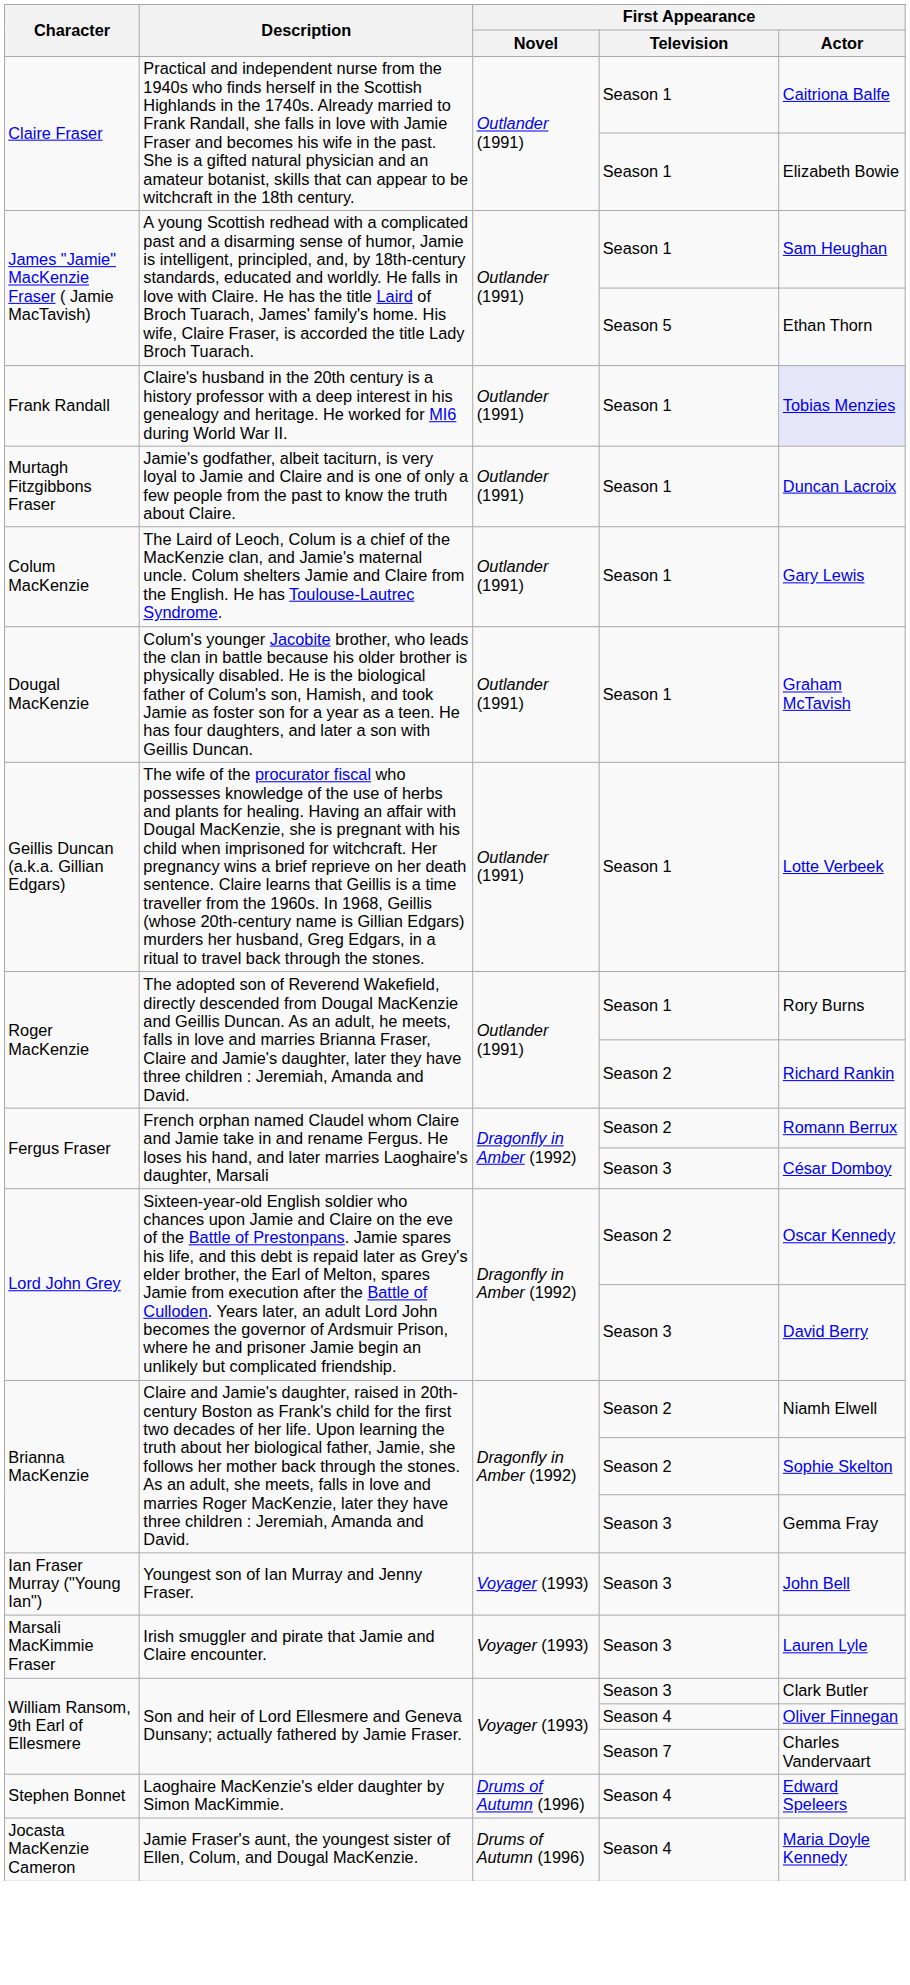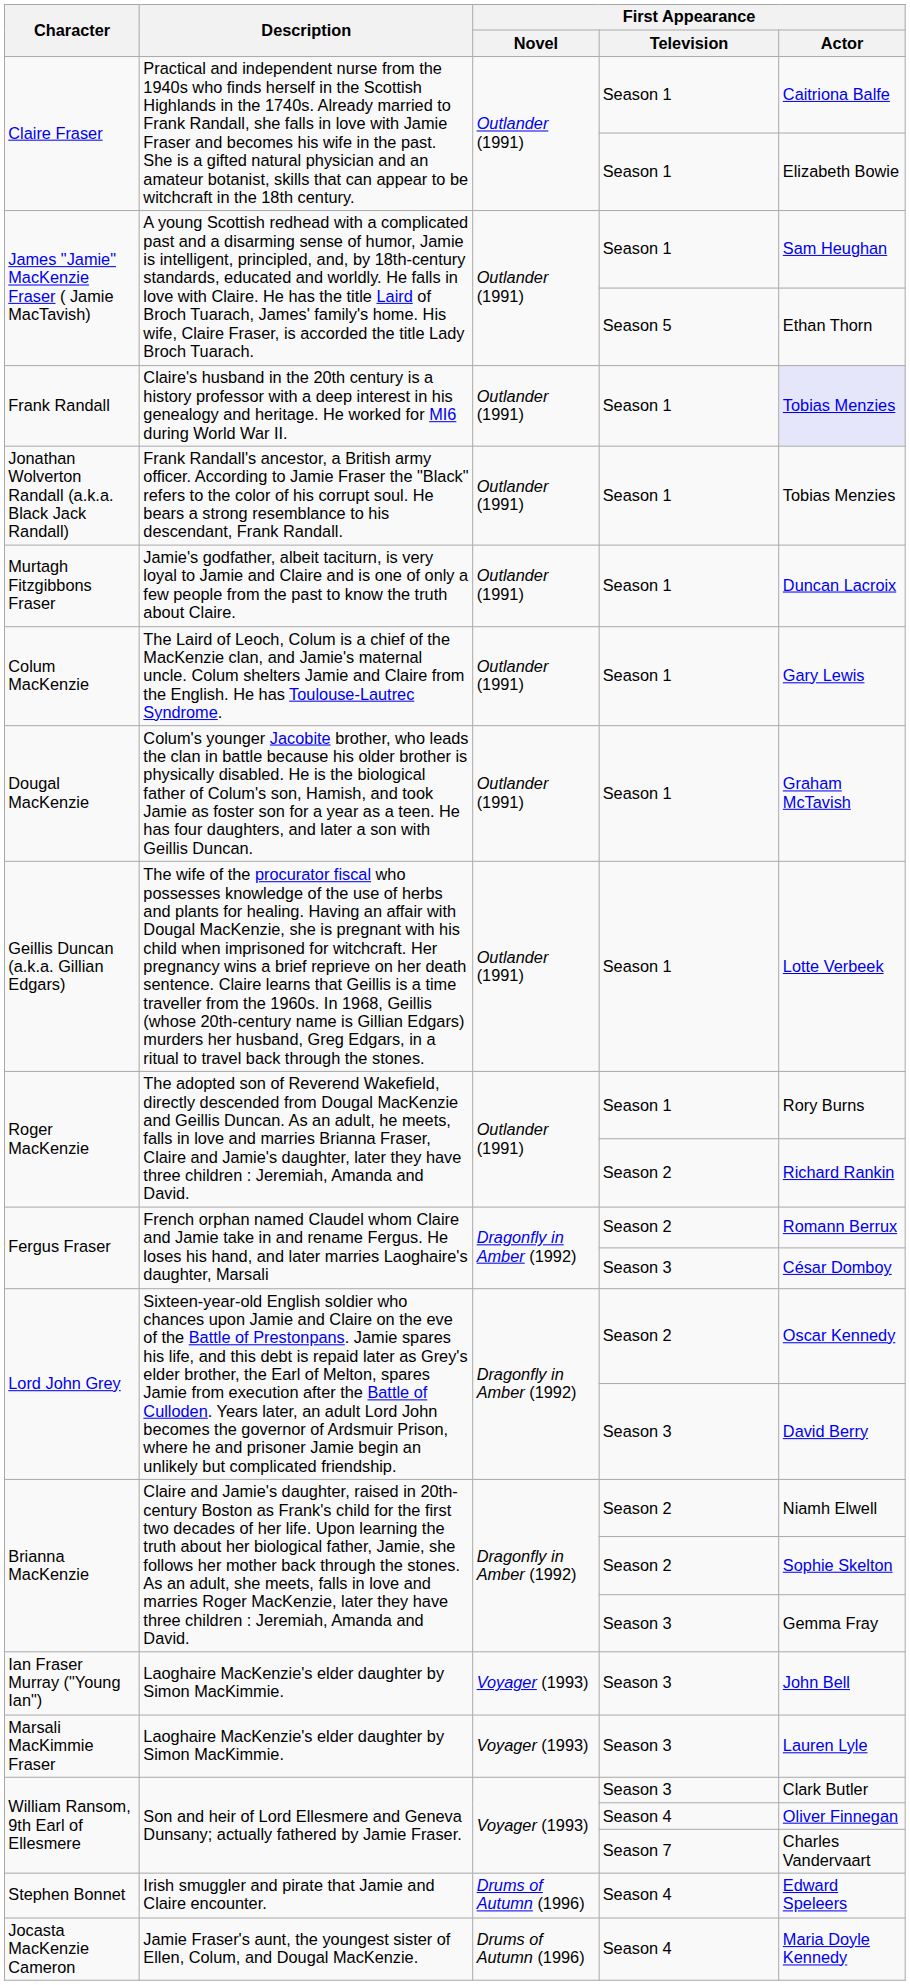+ row: (61, 495)
(283, 1584) Youngest son of Ian Murray and Jenny Fraser. -> (294, 1683) Laoghaire MacKenzie's elder daughter by Simon MacKimmie.
(289, 1646) Irish smuggler and pirate that Jamie and Claire encounter. -> (294, 1745) Laoghaire MacKenzie's elder daughter by Simon MacKimmie.
(294, 1796) Laoghaire MacKenzie's elder daughter by Simon MacKimmie. -> (289, 1895) Irish smuggler and pirate that Jamie and Claire encounter.
